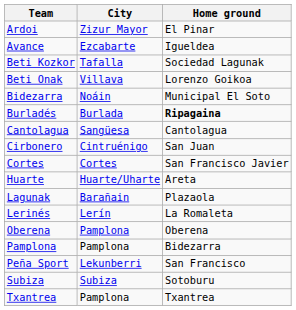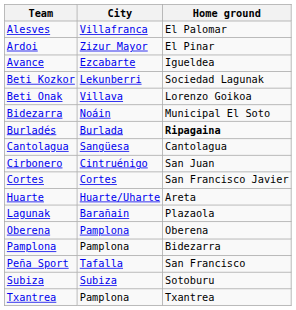+ row: (28, 30)
(101, 63) Tafalla -> (111, 80) Lekunberri
- row: (28, 214)
(111, 264) Lekunberri -> (101, 264) Tafalla
